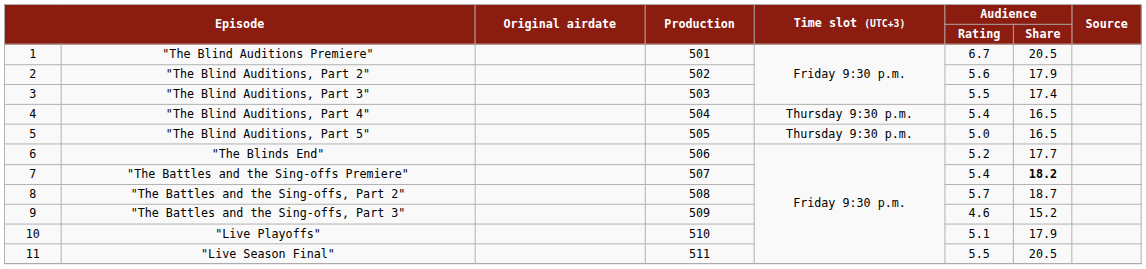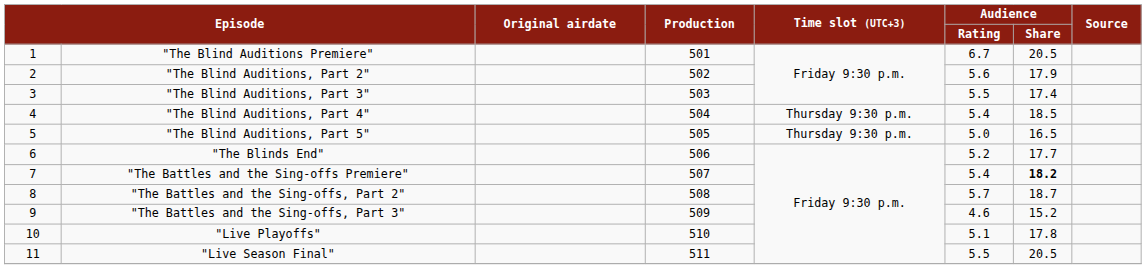(1043, 114) 16.5 -> (1043, 114) 18.5
(1043, 234) 17.9 -> (1043, 234) 17.8
